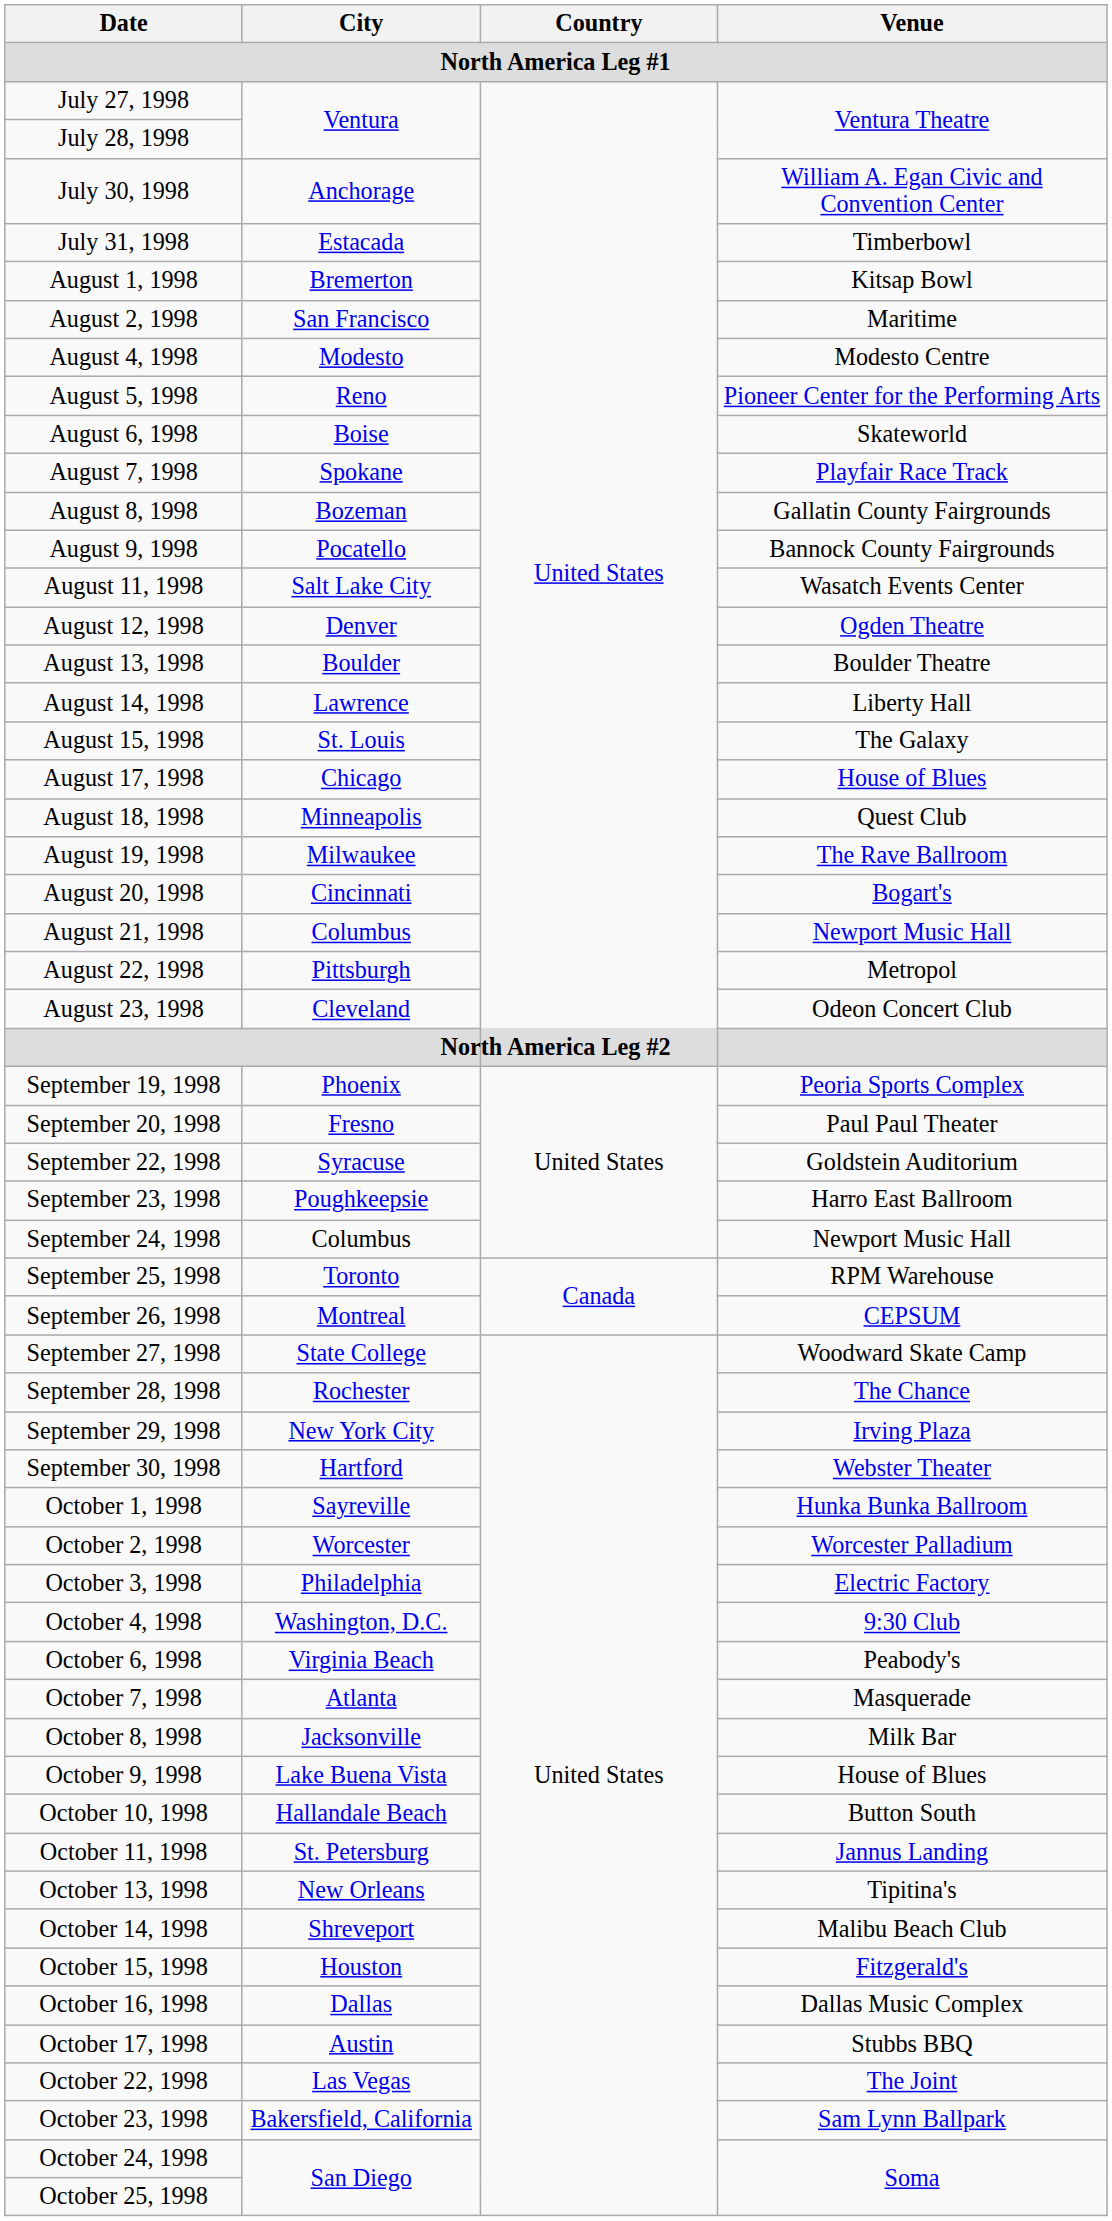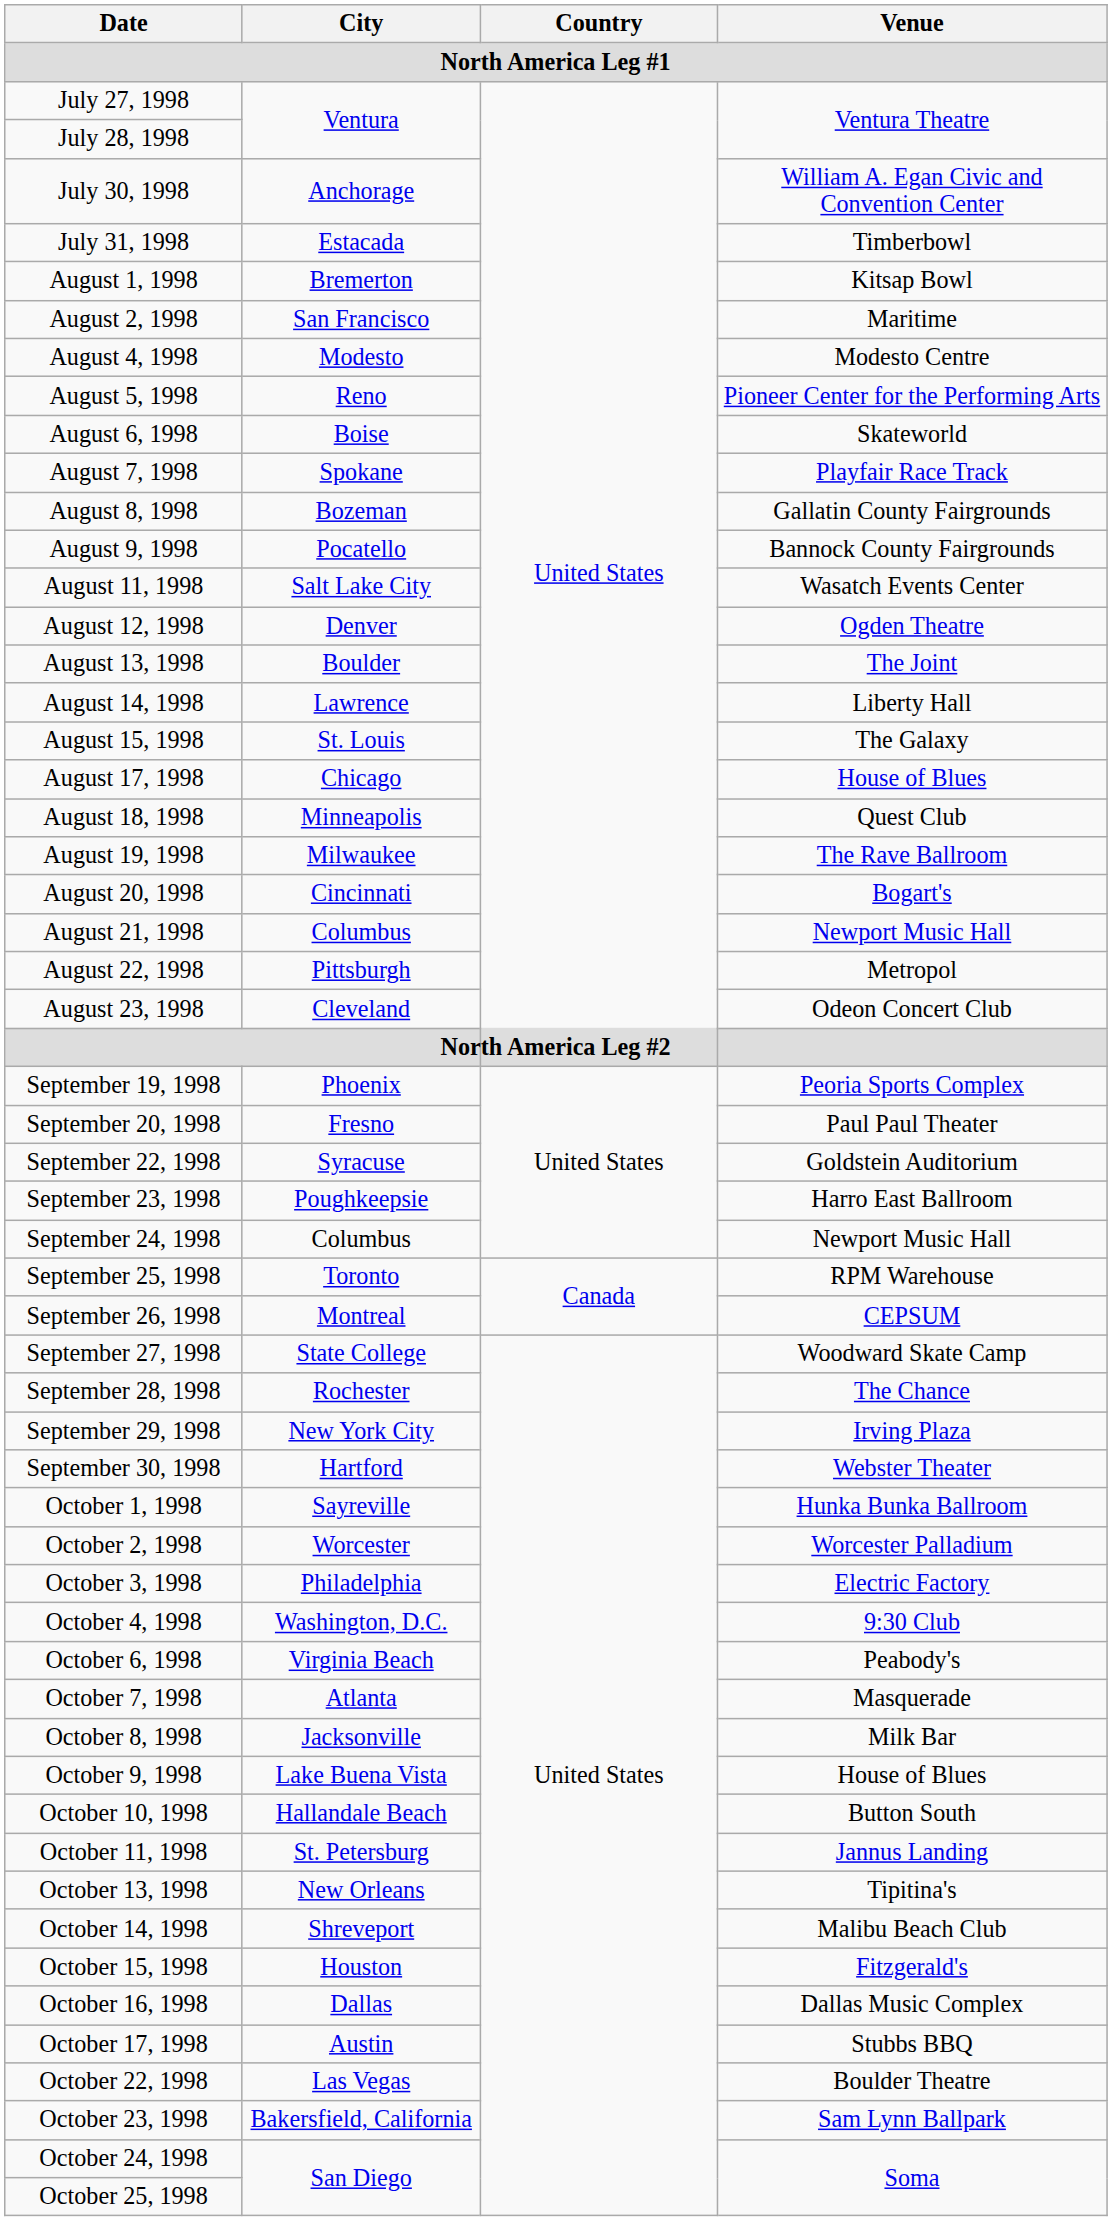(912, 663) Boulder Theatre -> (912, 663) The Joint
(912, 2081) The Joint -> (912, 2081) Boulder Theatre
